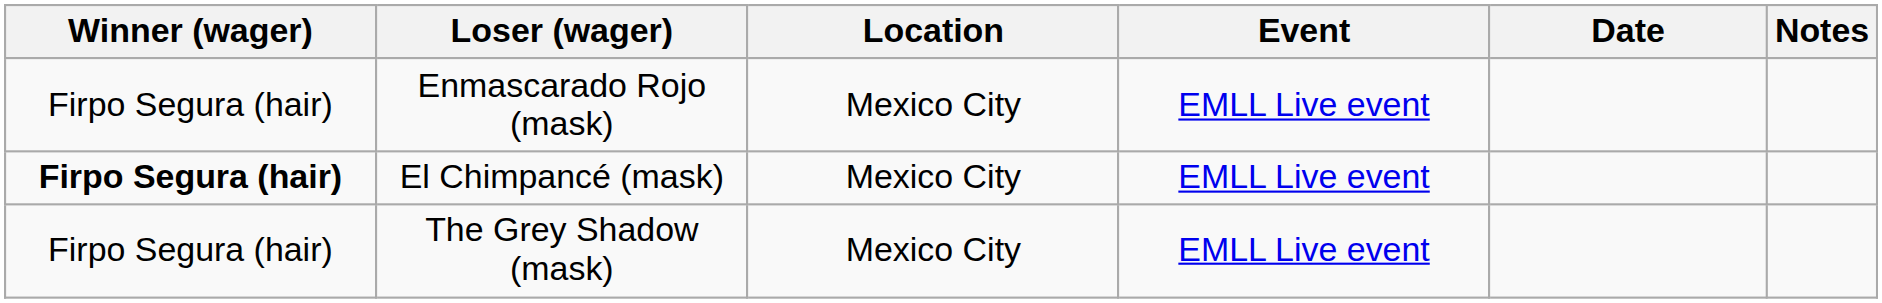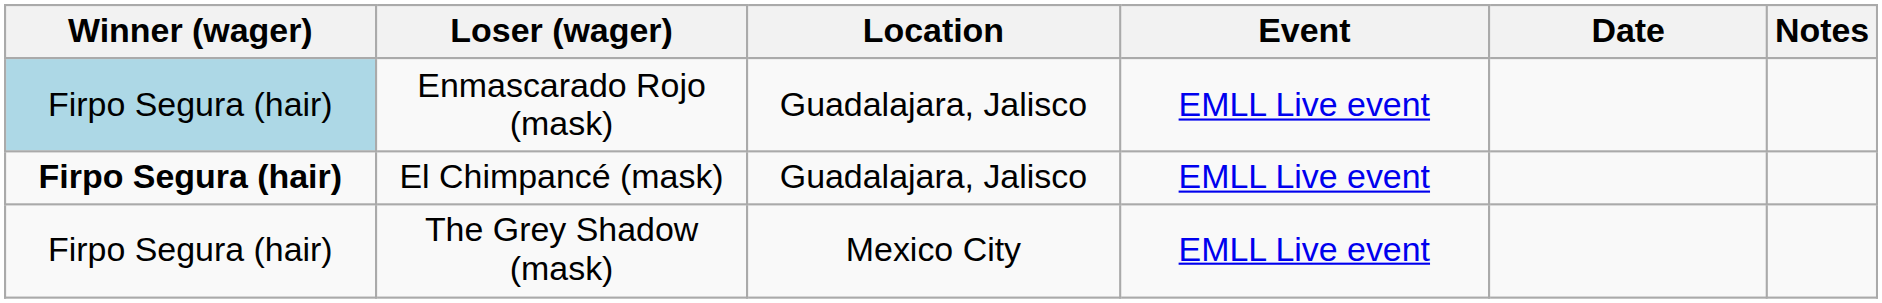(190, 104) no background -> (190, 104) lightblue background
(933, 104) Mexico City -> (933, 104) Guadalajara, Jalisco
(933, 177) Mexico City -> (933, 177) Guadalajara, Jalisco
